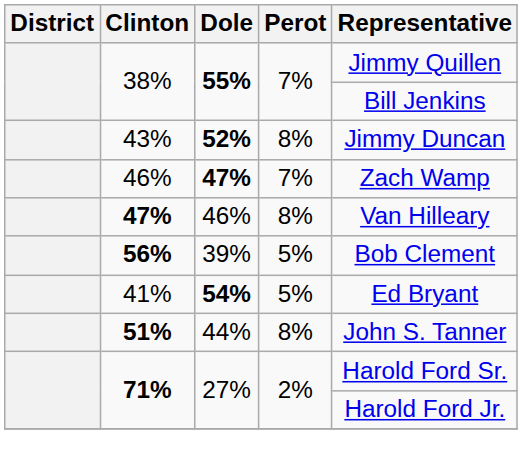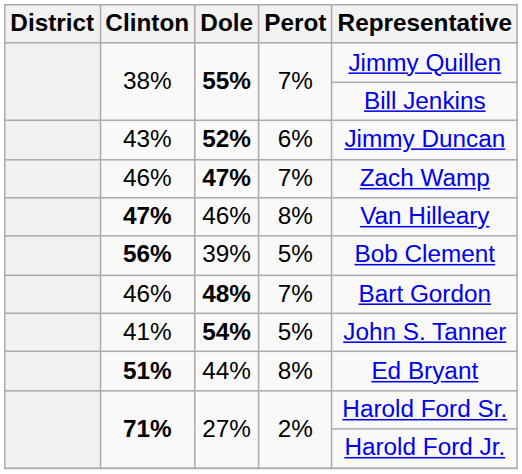(295, 139) 8% -> (295, 139) 6%
+ row: (147, 293)
(425, 293) Ed Bryant -> (425, 332) John S. Tanner
(425, 332) John S. Tanner -> (425, 370) Ed Bryant
